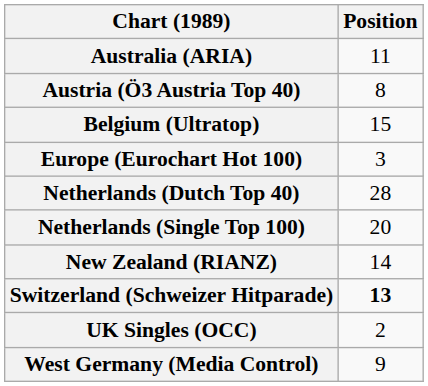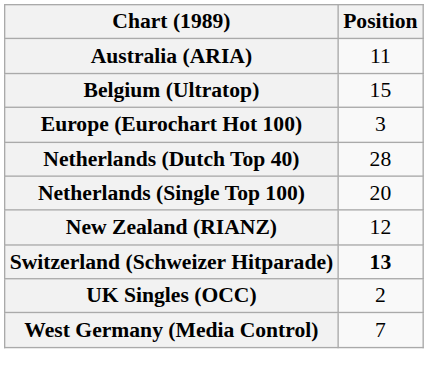- row: (171, 90)
(380, 261) 14 -> (380, 227) 12
(380, 364) 9 -> (380, 329) 7
